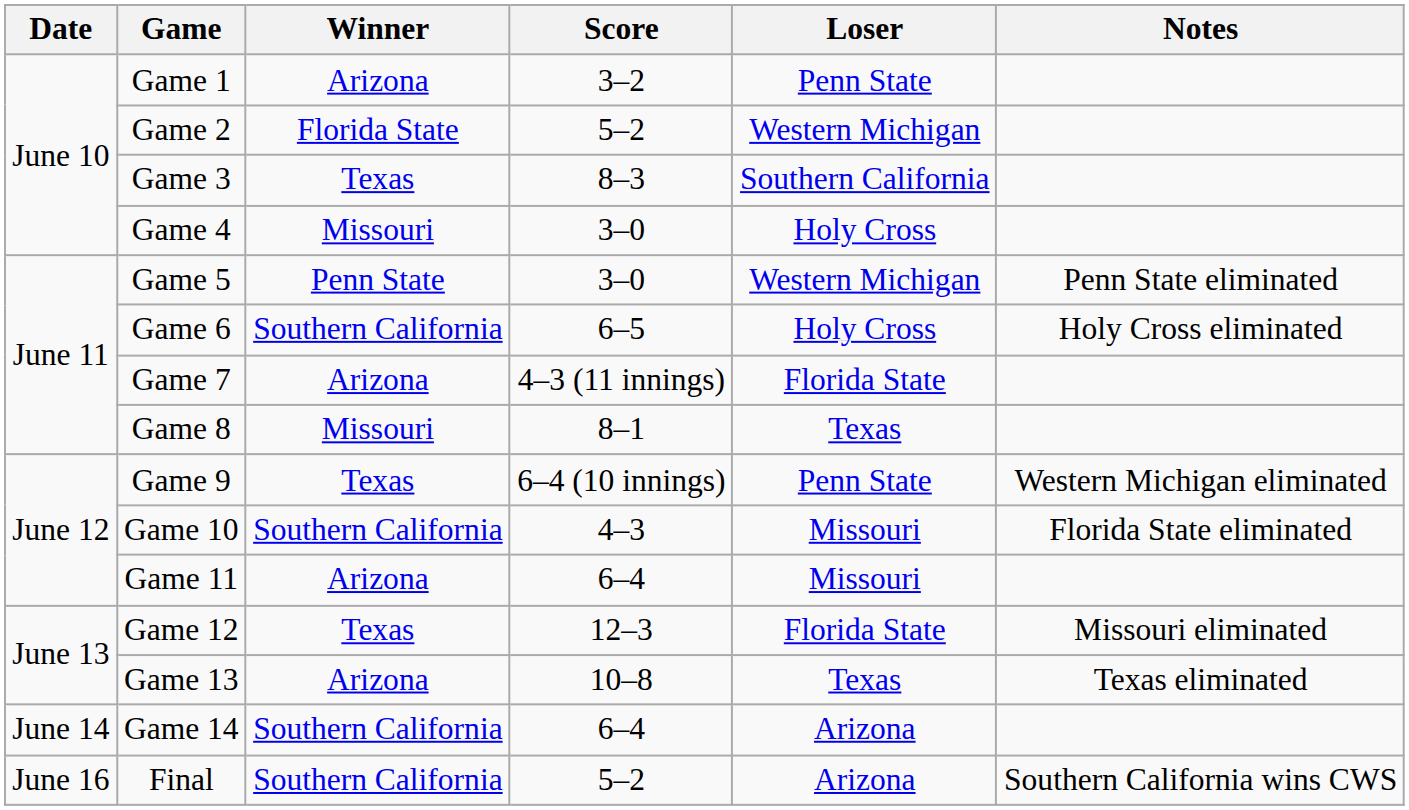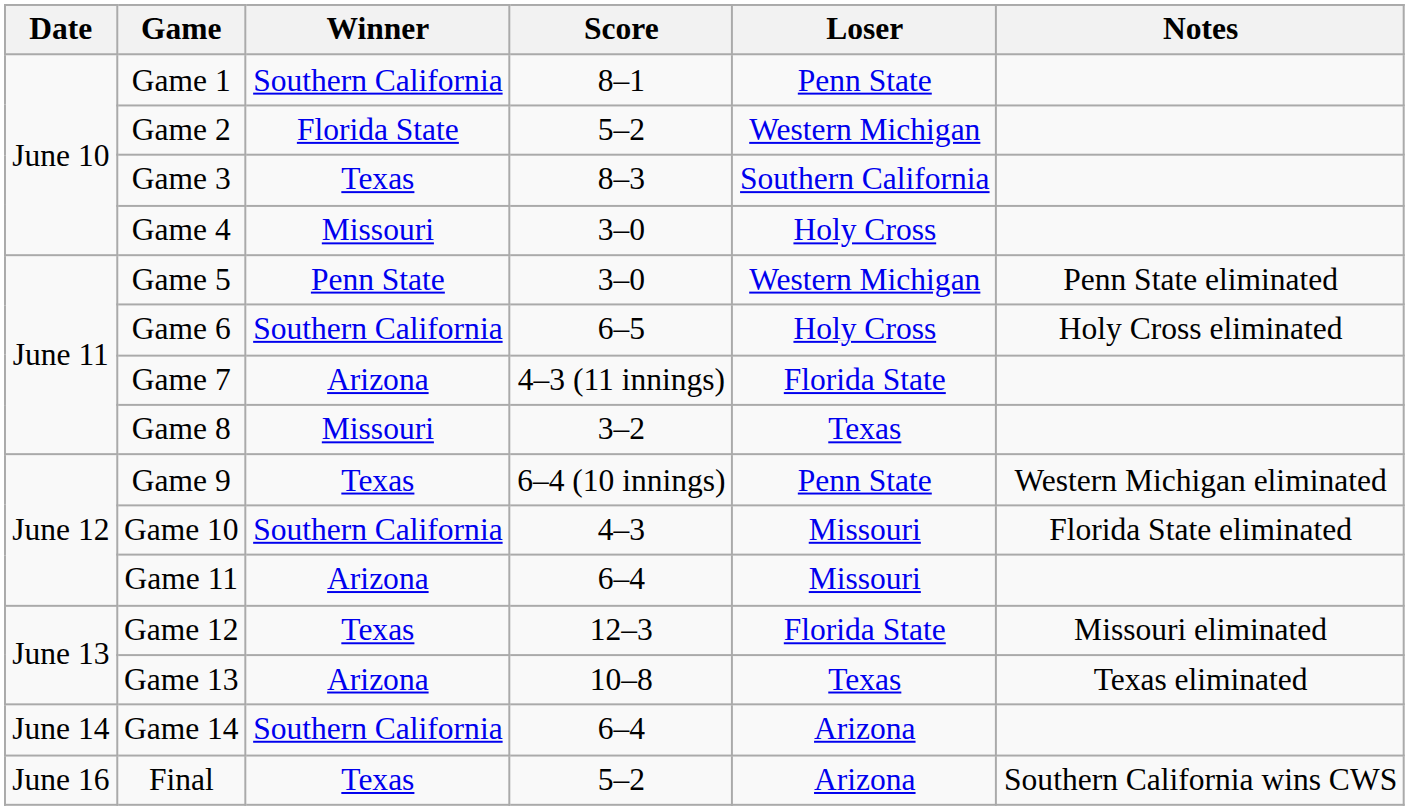(378, 79) Arizona -> (378, 79) Southern California
(621, 79) 3–2 -> (621, 79) 8–1
(621, 429) 8–1 -> (621, 429) 3–2
(378, 779) Southern California -> (378, 779) Texas
